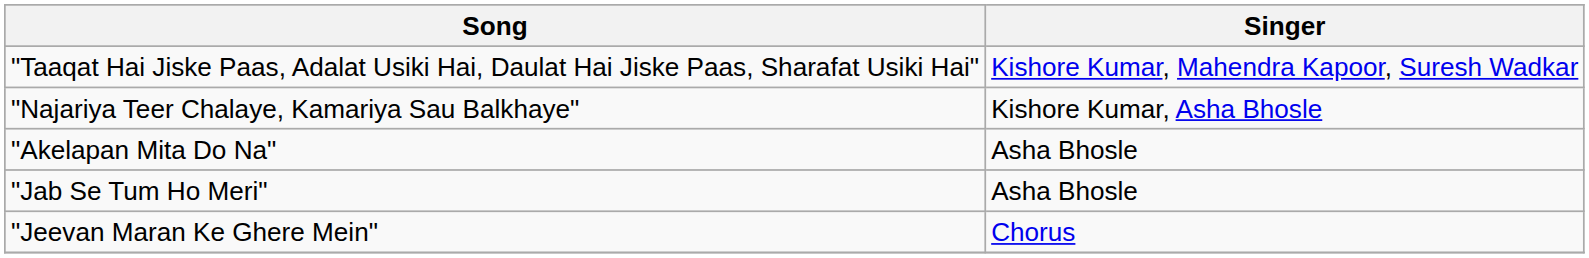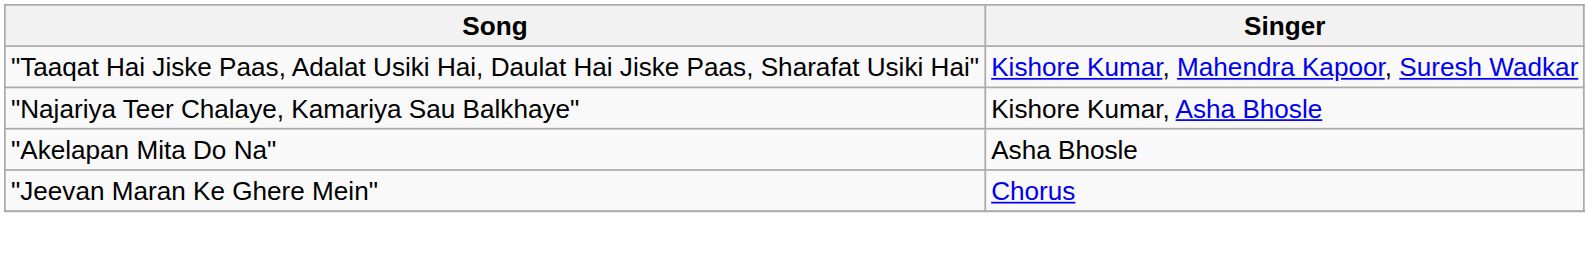- row: (139, 191)
